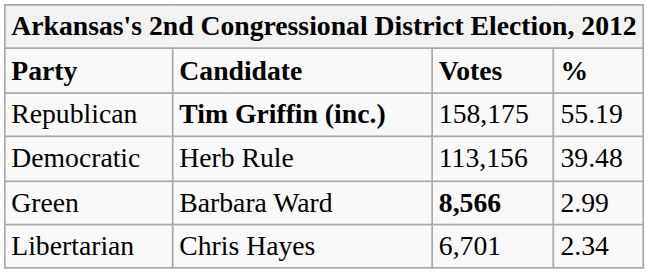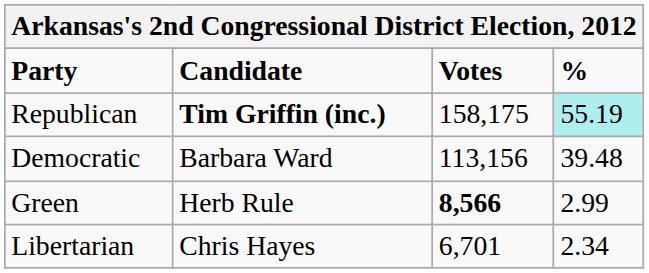(592, 114) no background -> (592, 114) paleturquoise background
(237, 158) Herb Rule -> (256, 158) Barbara Ward
(256, 202) Barbara Ward -> (237, 202) Herb Rule
